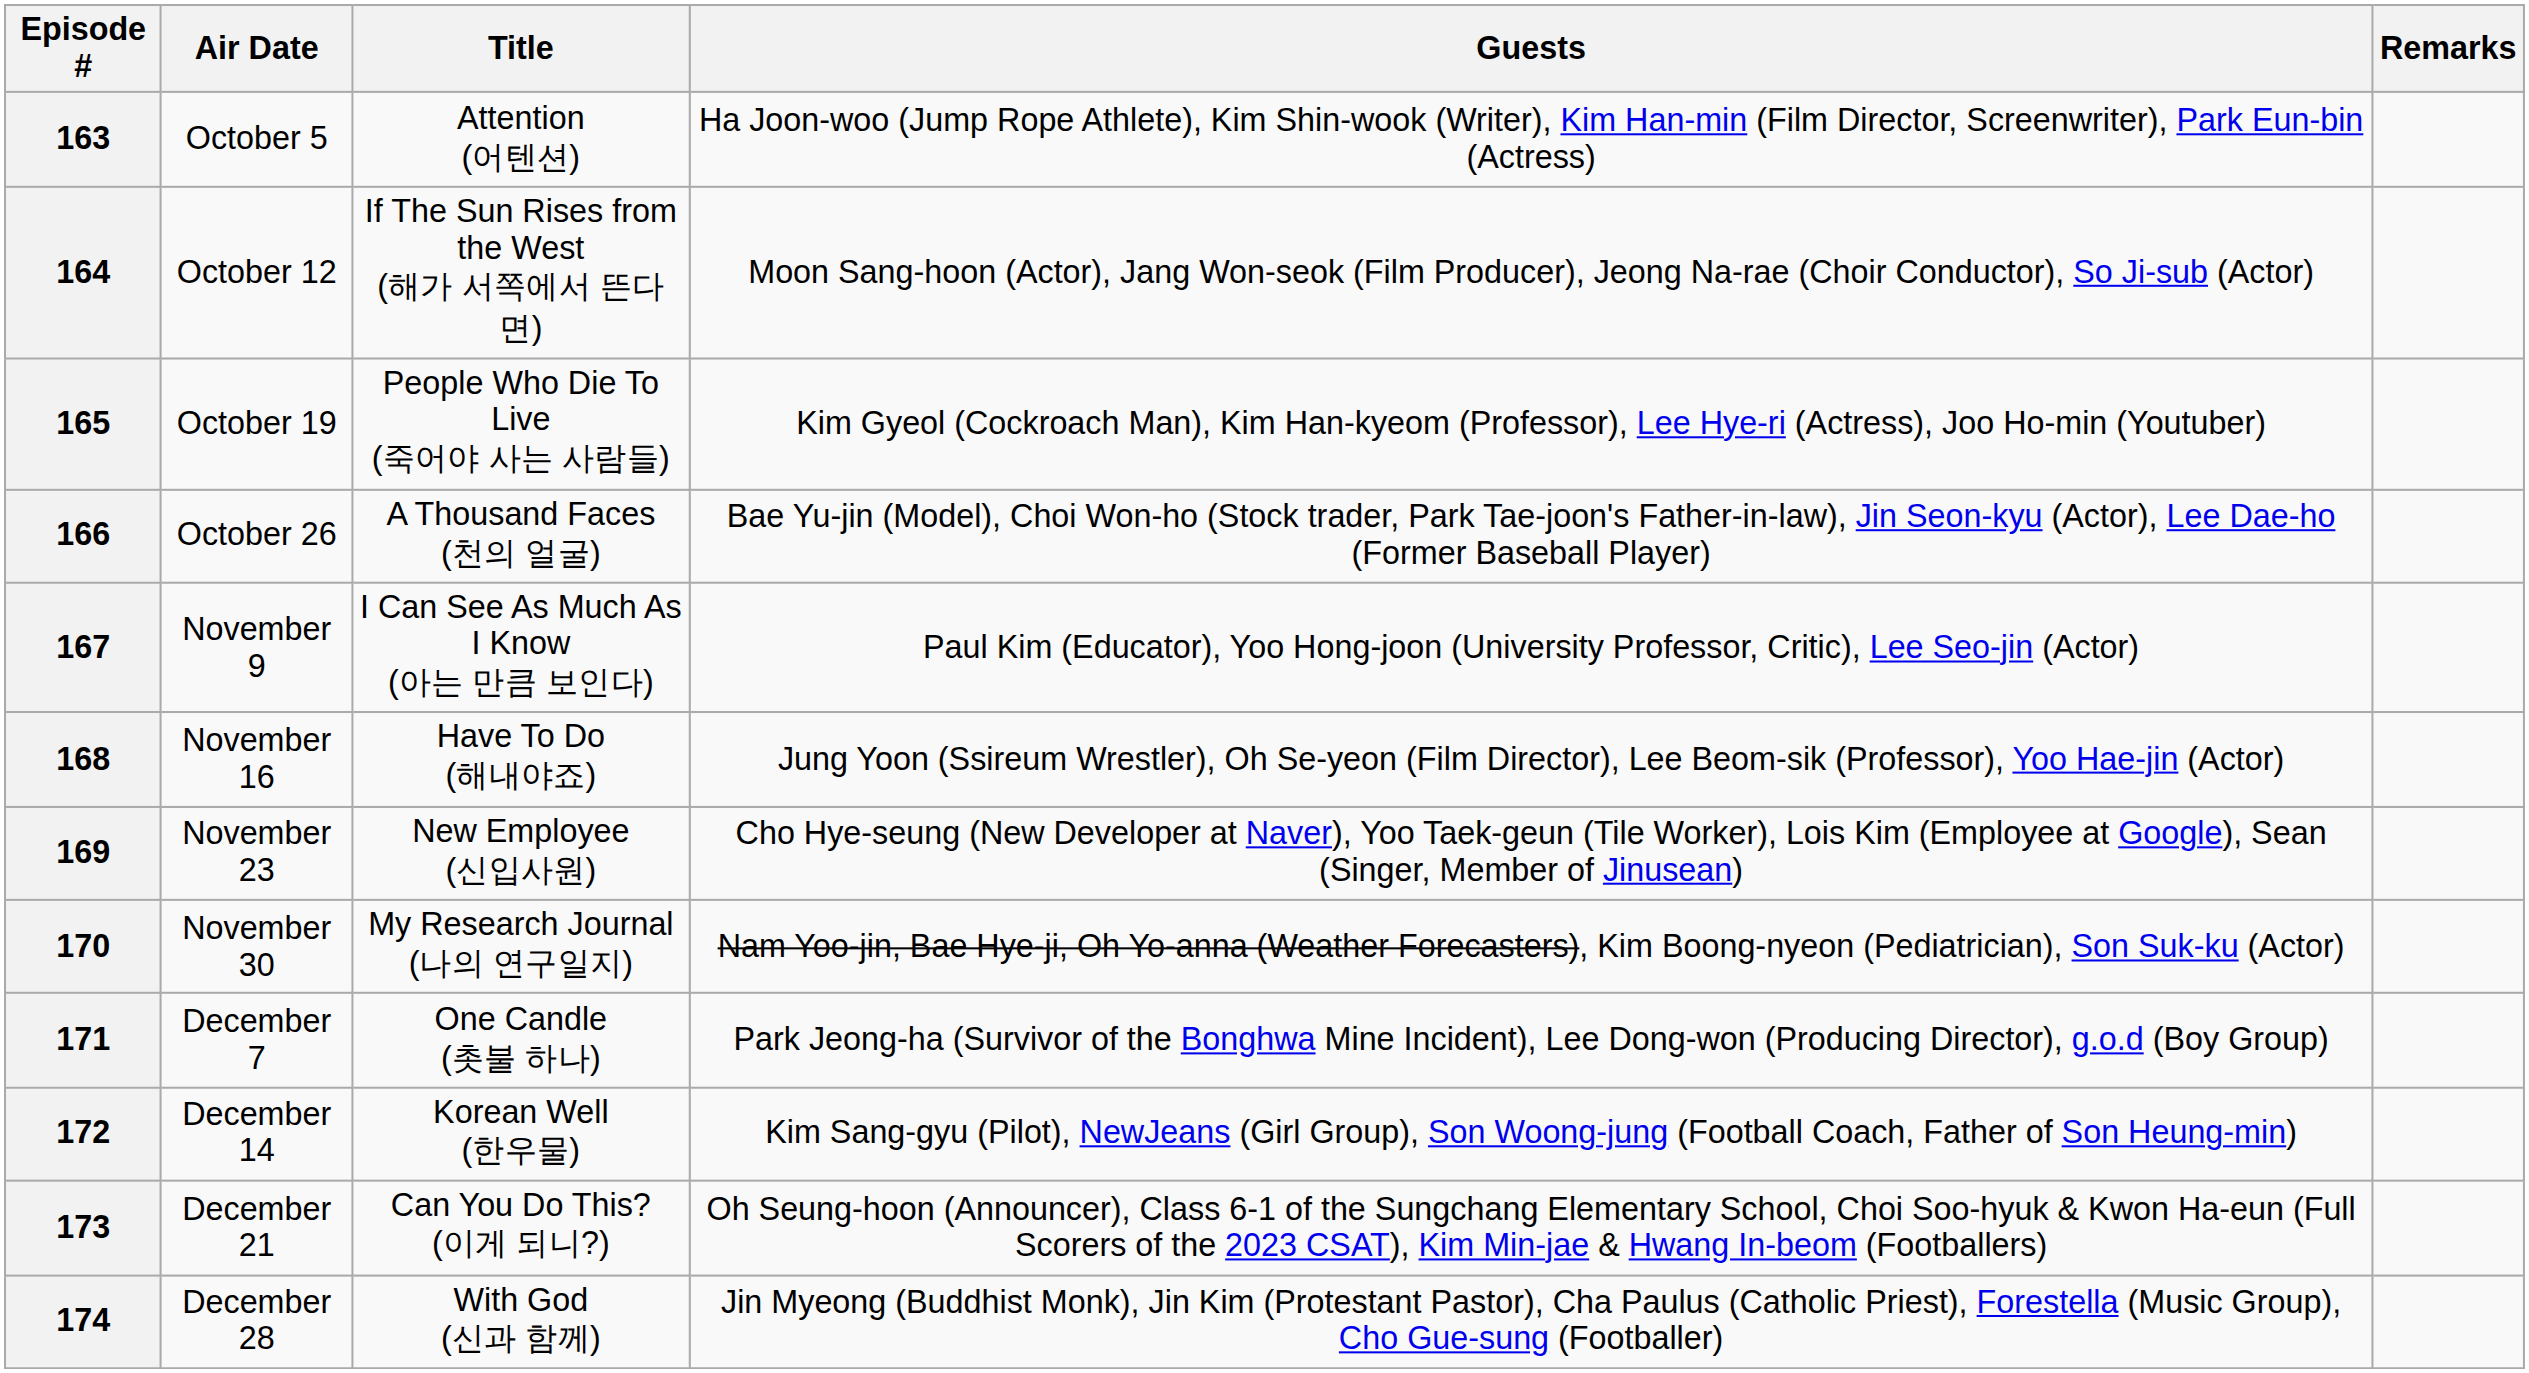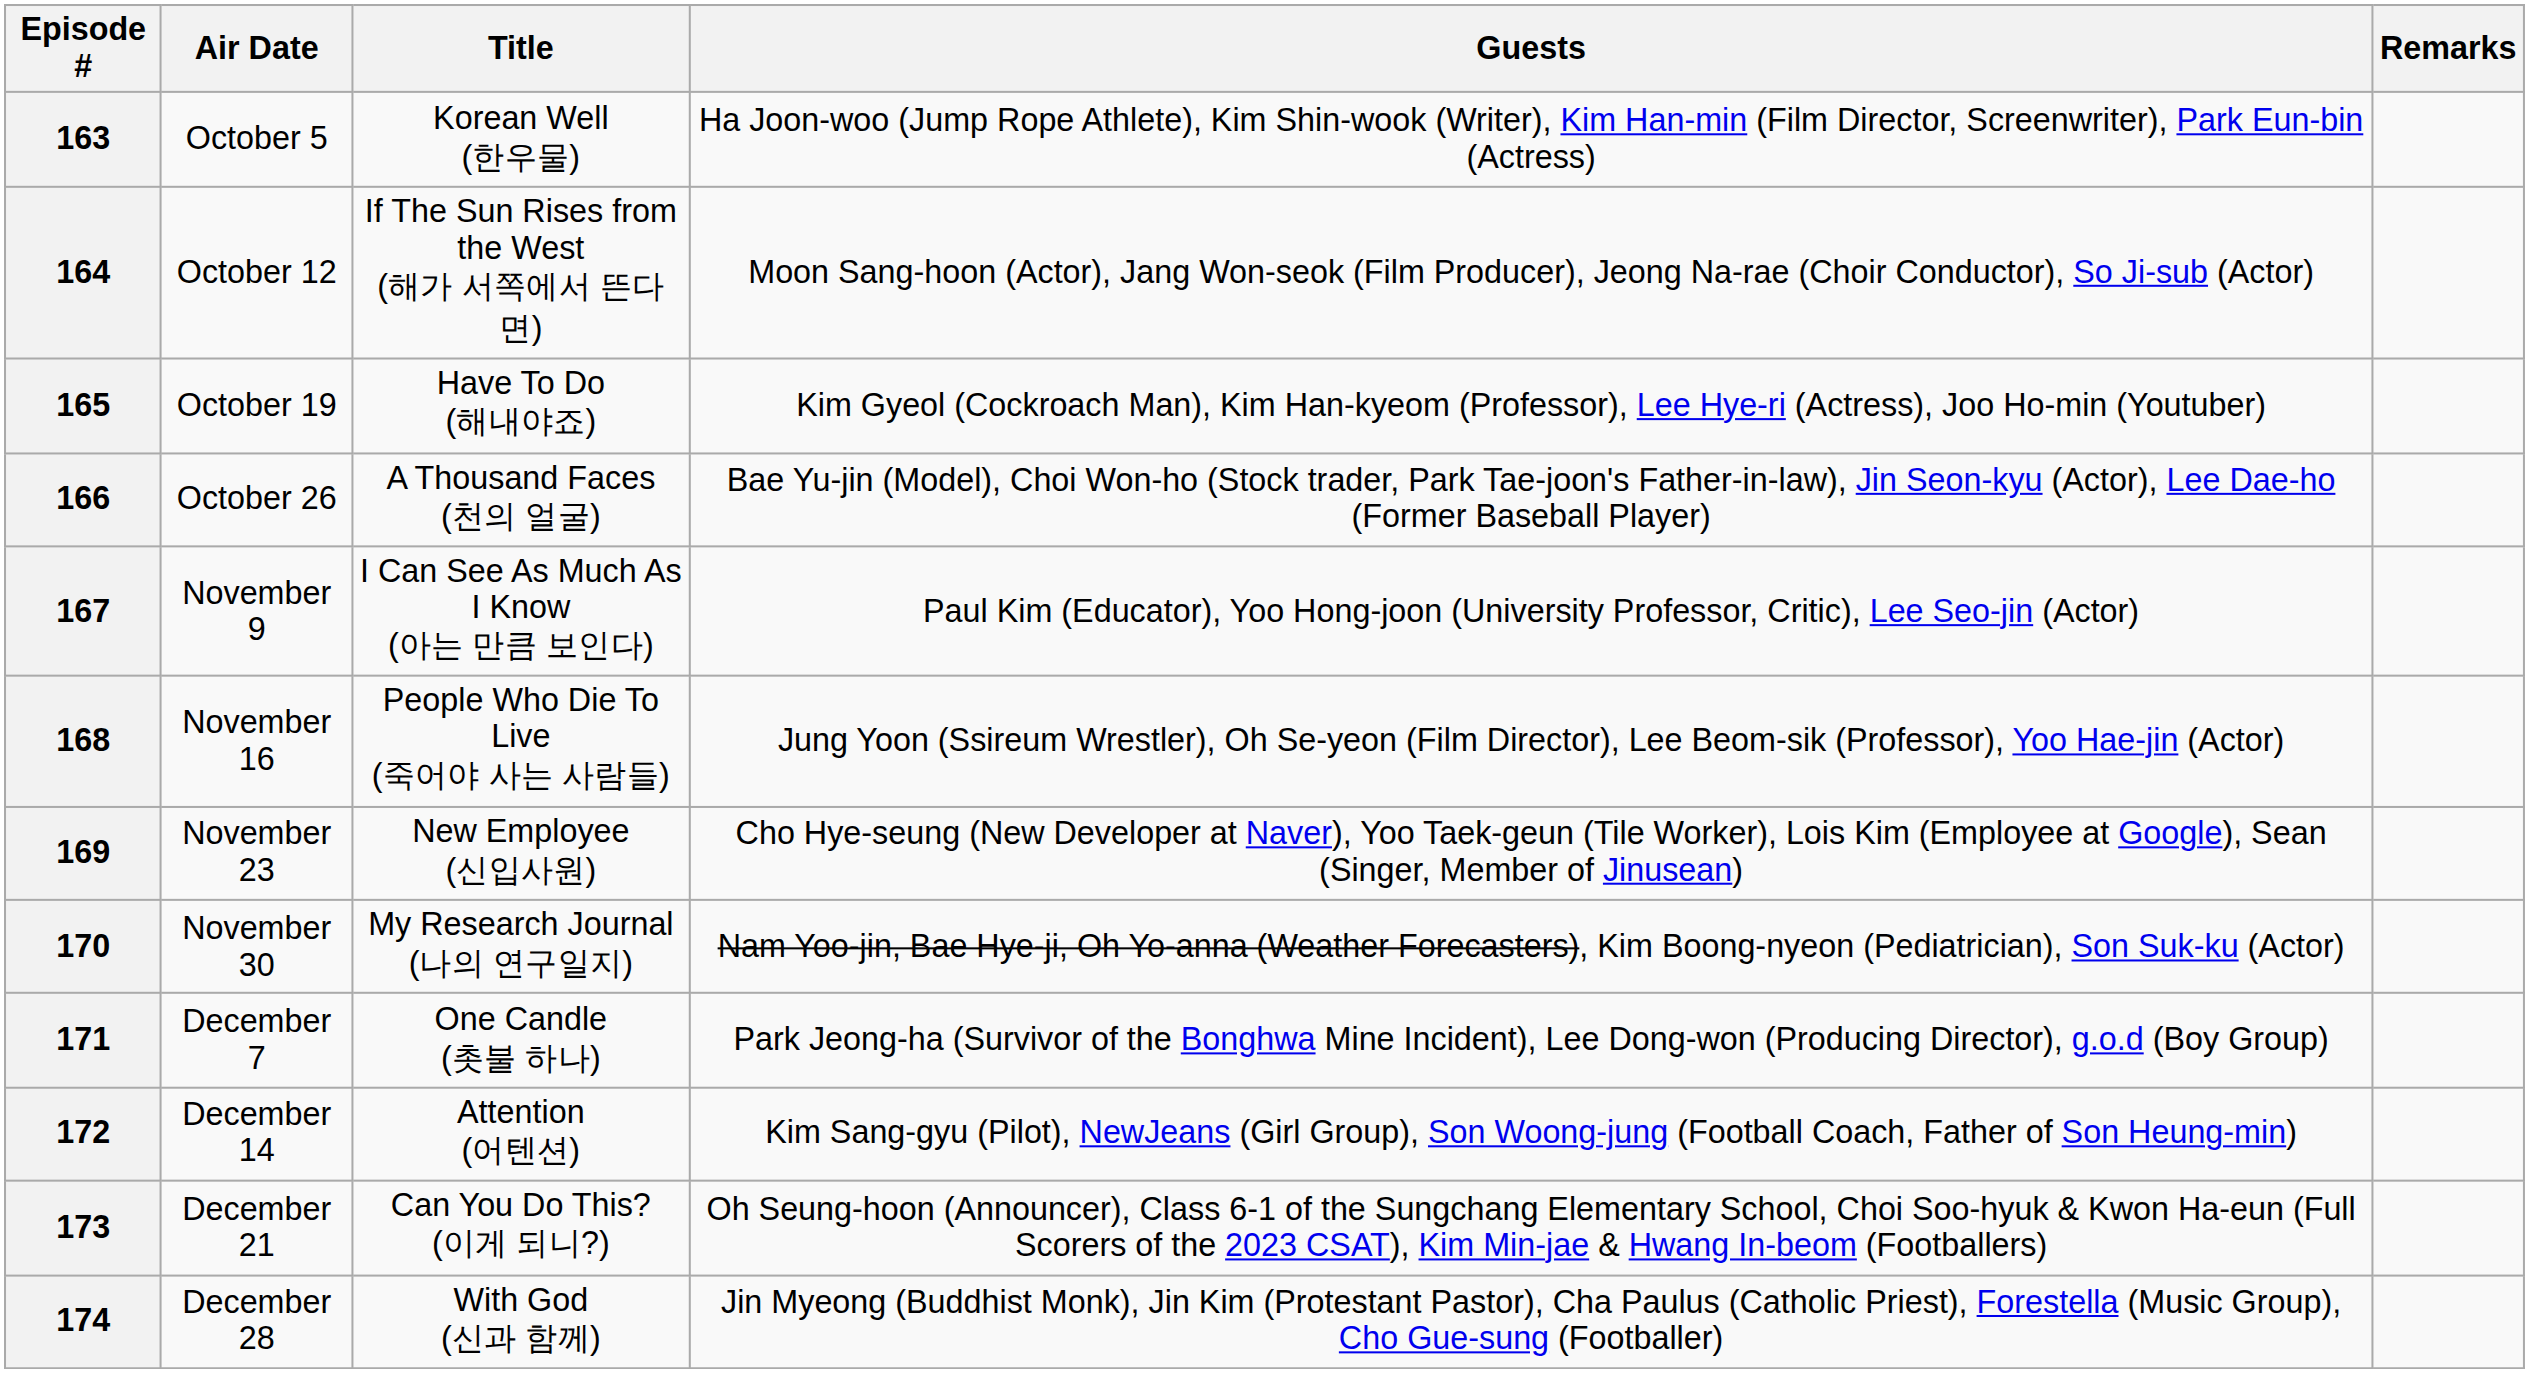(521, 136) Attention (어텐션) -> (521, 136) Korean Well (한우물)
(521, 421) People Who Die To Live (죽어야 사는 사람들) -> (521, 403) Have To Do (해내야죠)
(521, 756) Have To Do (해내야죠) -> (521, 738) People Who Die To Live (죽어야 사는 사람들)
(521, 1131) Korean Well (한우물) -> (521, 1131) Attention (어텐션)
